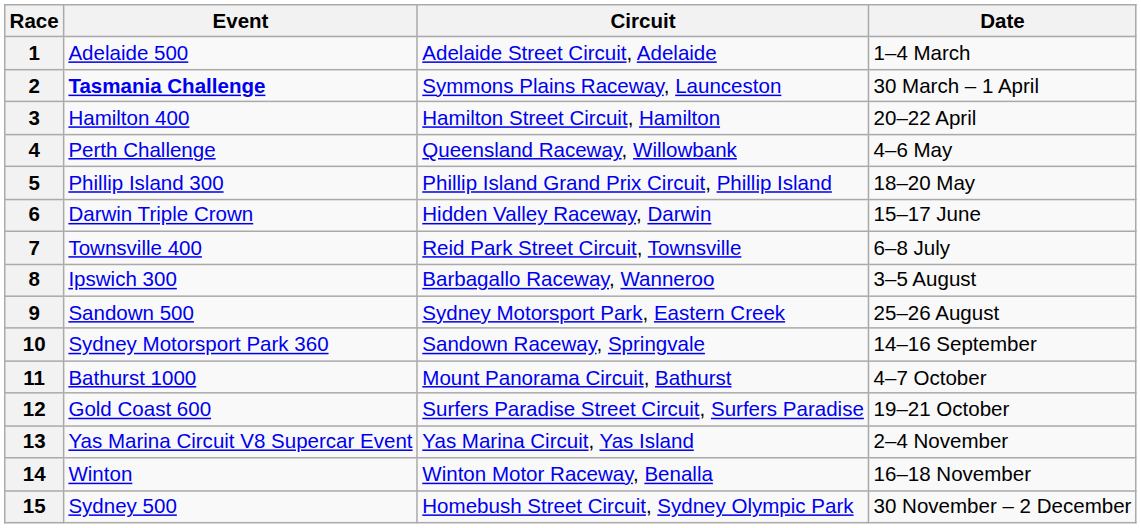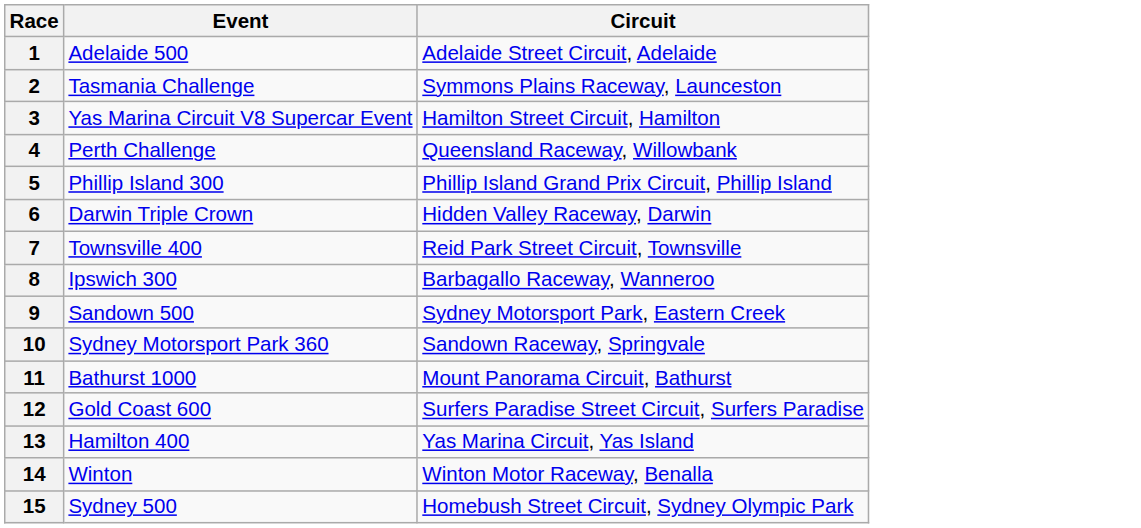- column: (1002, 21)
(167, 85) bold -> (161, 85) normal
(129, 118) Hamilton 400 -> (240, 118) Yas Marina Circuit V8 Supercar Event
(240, 441) Yas Marina Circuit V8 Supercar Event -> (129, 441) Hamilton 400
